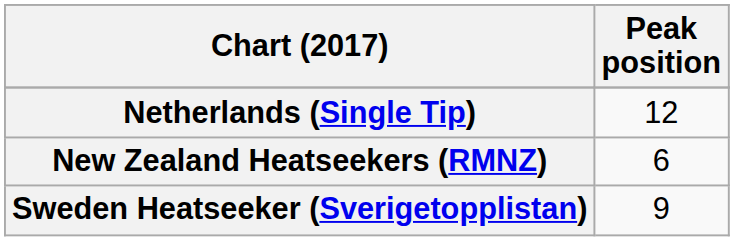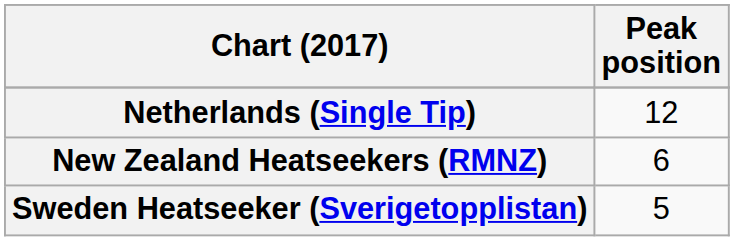(661, 209) 9 -> (661, 209) 5
